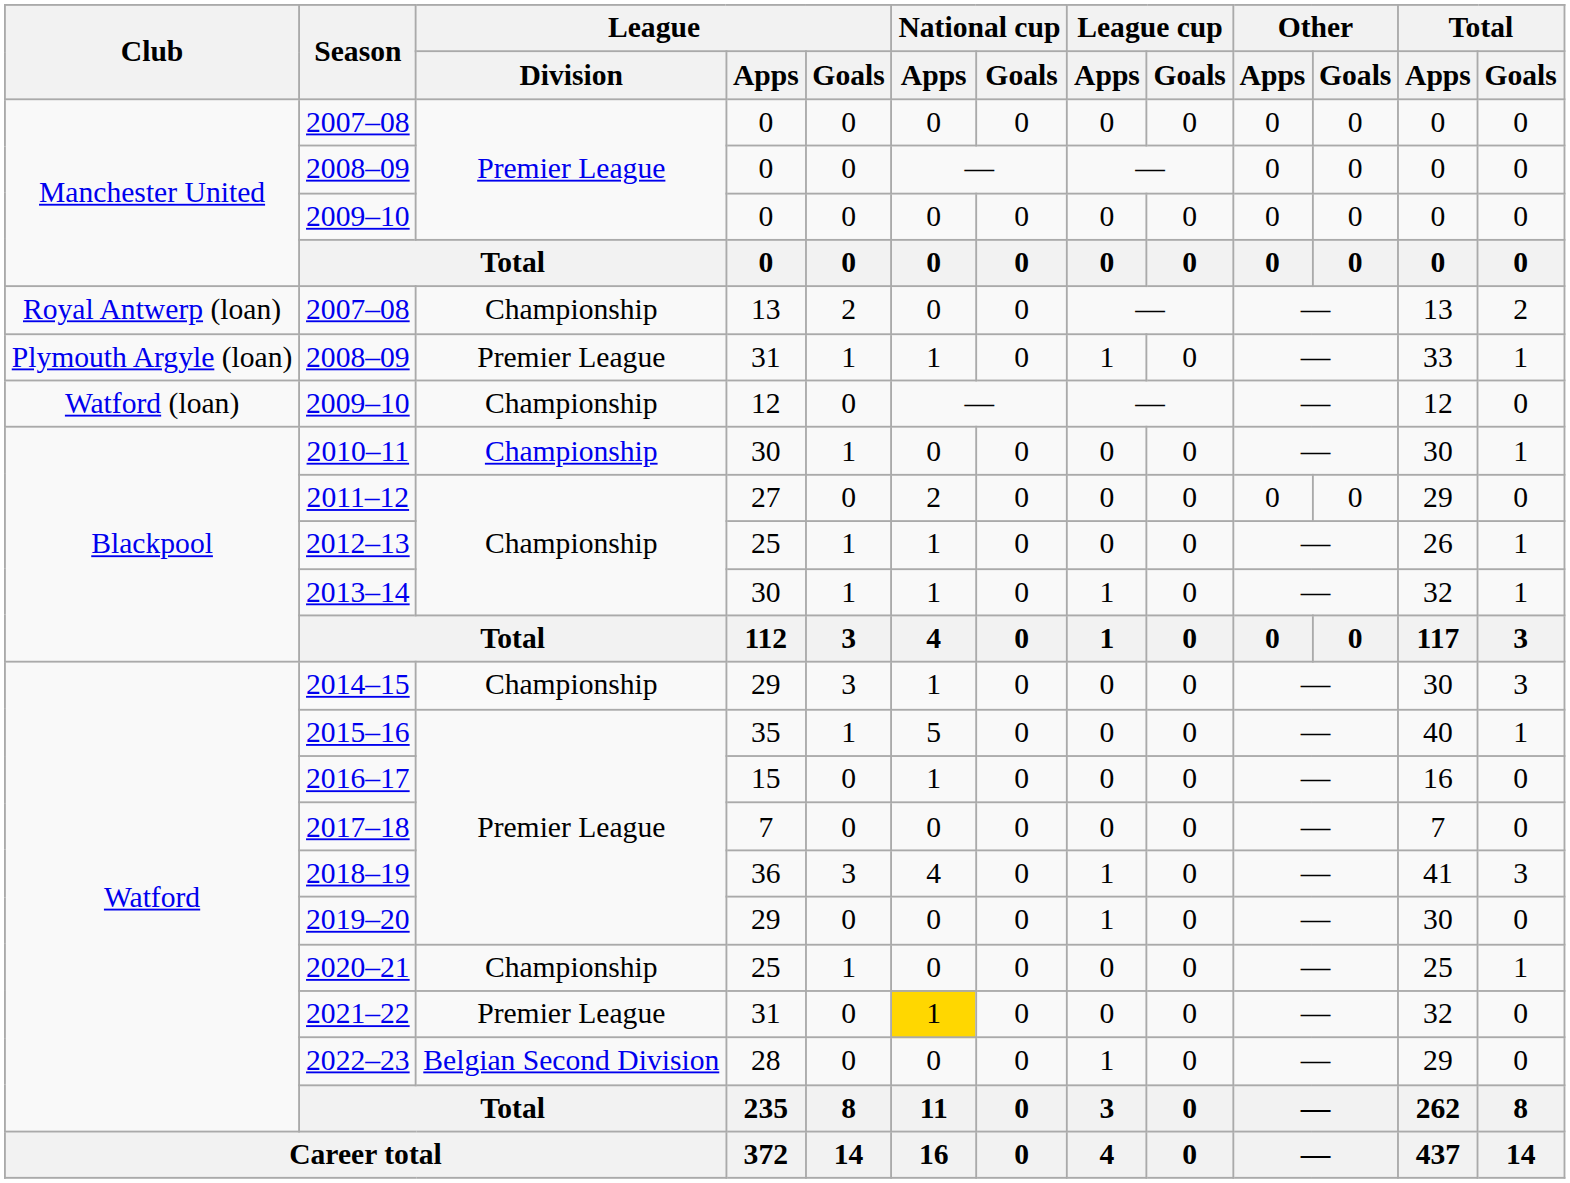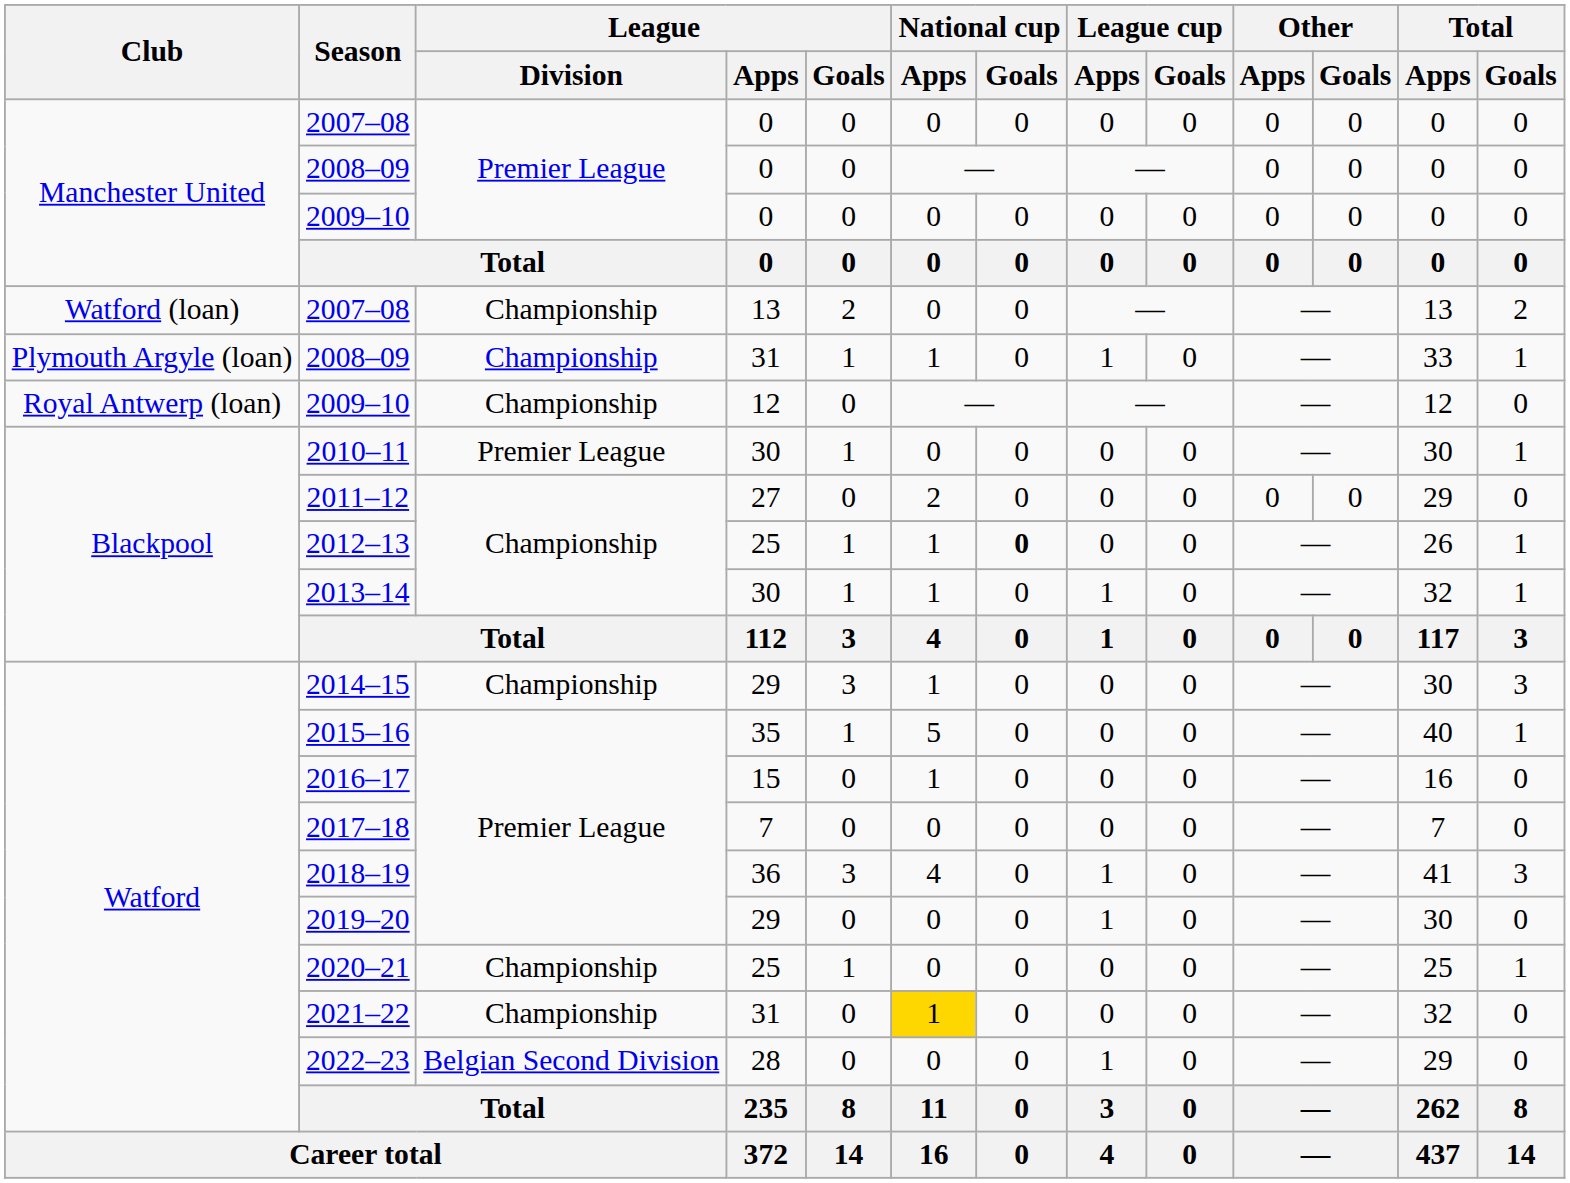(152, 309) Royal Antwerp (loan) -> (152, 309) Watford (loan)
(571, 356) Premier League -> (571, 356) Championship
(152, 403) Watford (loan) -> (152, 403) Royal Antwerp (loan)
(571, 450) Championship -> (571, 450) Premier League
(1022, 544) normal -> (1022, 544) bold
(571, 1013) Premier League -> (571, 1013) Championship
